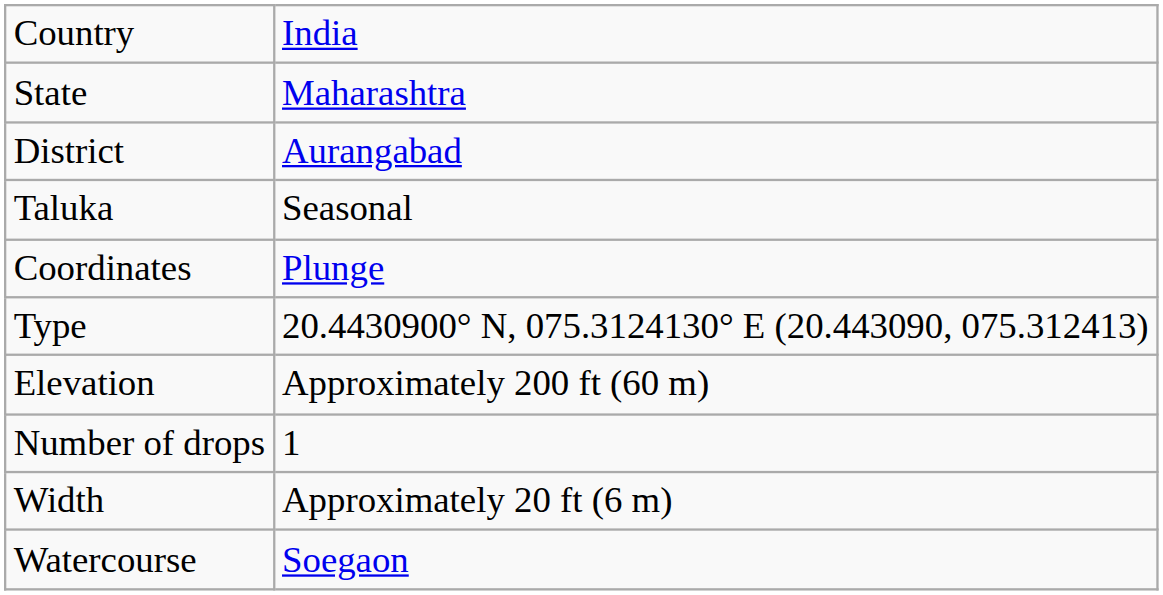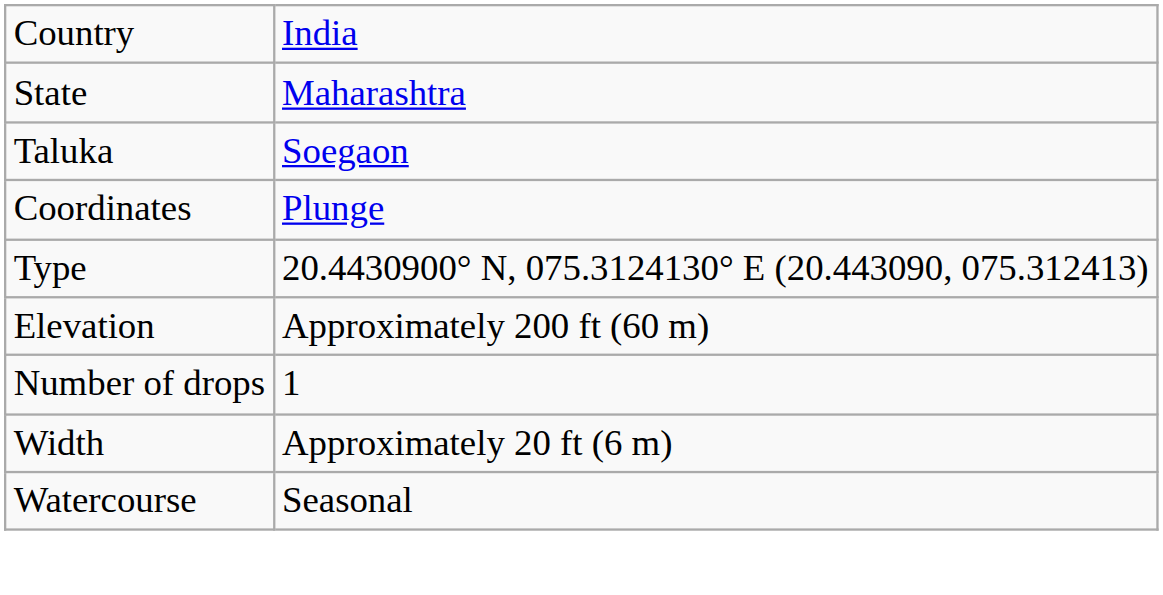- row: (69, 150)
(347, 208) Seasonal -> (345, 150) Soegaon
(345, 558) Soegaon -> (347, 500) Seasonal
